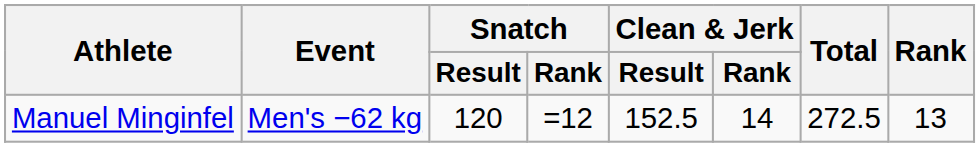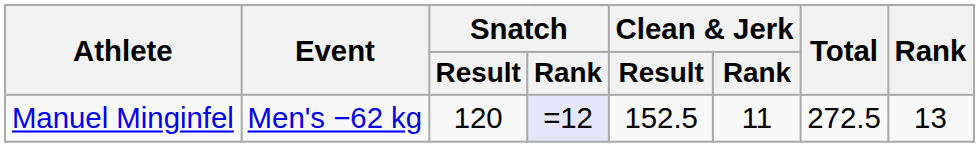(568, 119) no background -> (568, 119) lavender background
(757, 119) 14 -> (757, 119) 11
